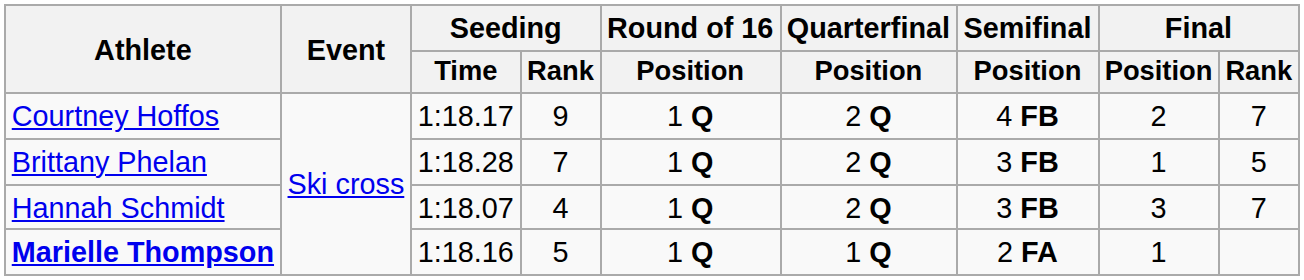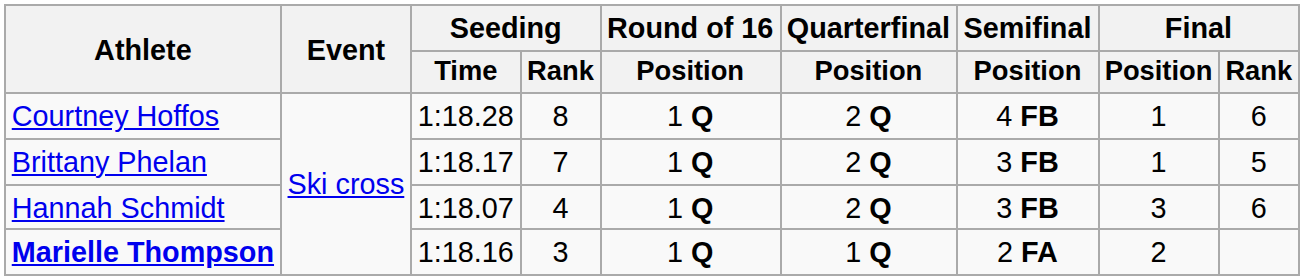(466, 117) 1:18.17 -> (466, 117) 1:18.28
(560, 117) 9 -> (560, 117) 8
(1159, 117) 2 -> (1159, 117) 1
(1259, 117) 7 -> (1259, 117) 6
(466, 162) 1:18.28 -> (466, 162) 1:18.17
(1259, 208) 7 -> (1259, 208) 6
(560, 253) 5 -> (560, 253) 3
(1159, 253) 1 -> (1159, 253) 2
